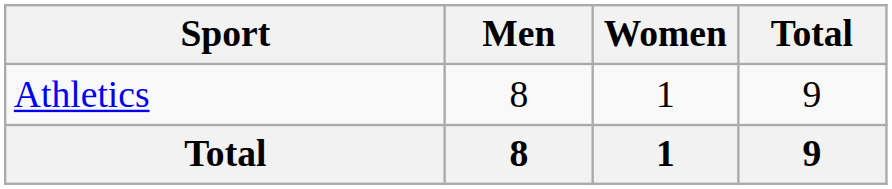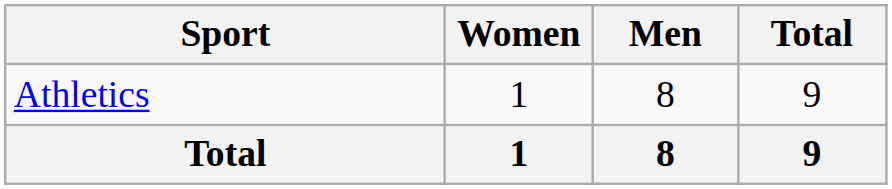columns swapped: (519, 34) <-> (665, 34)
